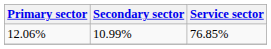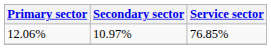(112, 34) 10.99% -> (112, 34) 10.97%
